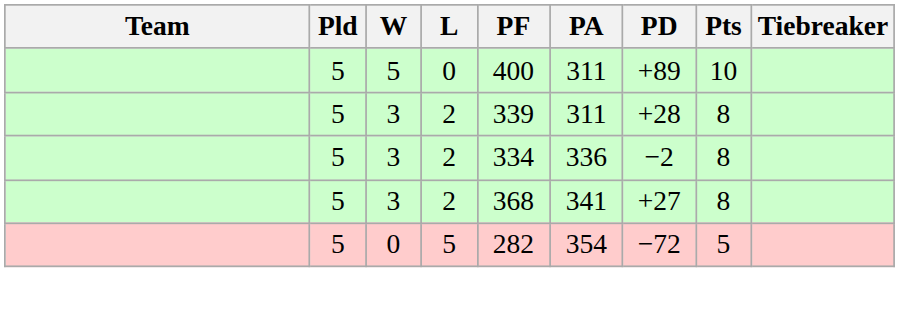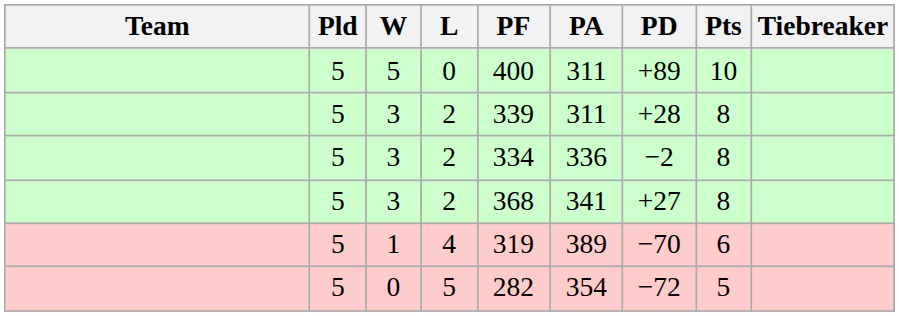+ row: (393, 244)
